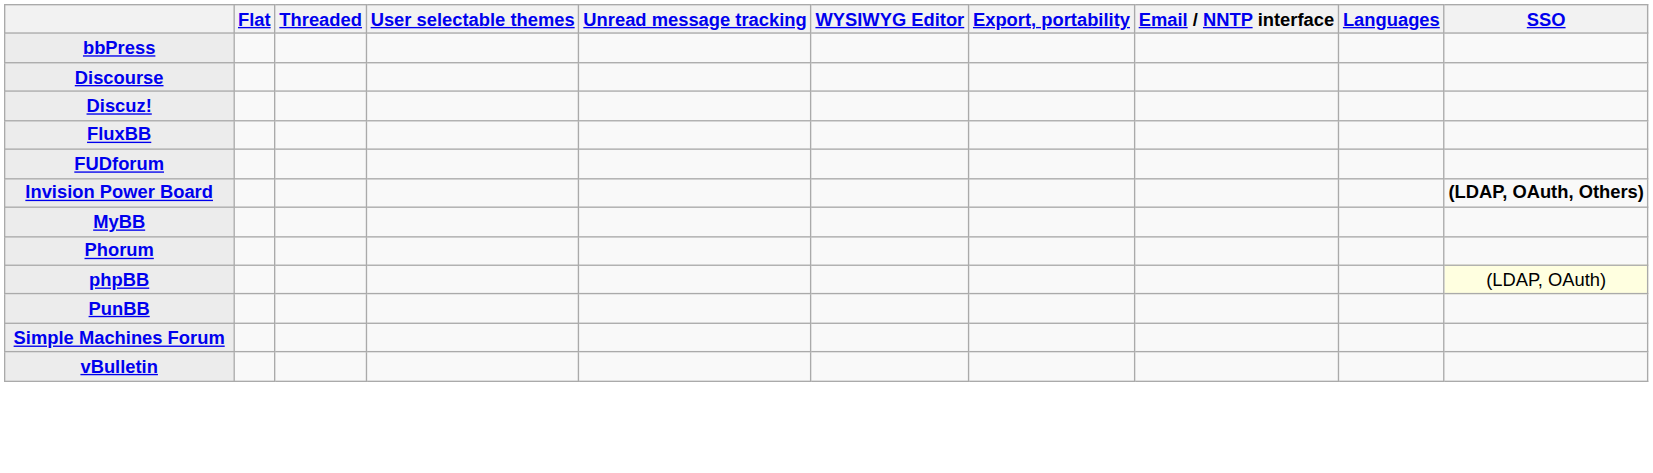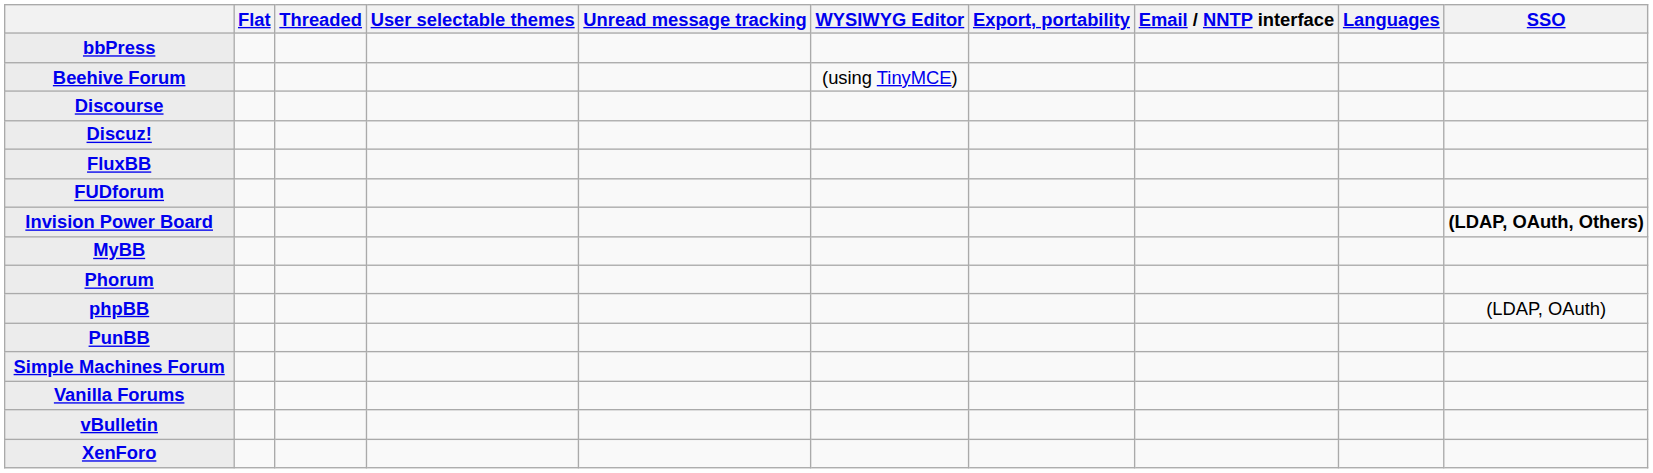+ row: (119, 77)
(1546, 279) lightyellow background -> (1546, 308) no background
+ row: (119, 395)
+ row: (119, 453)
